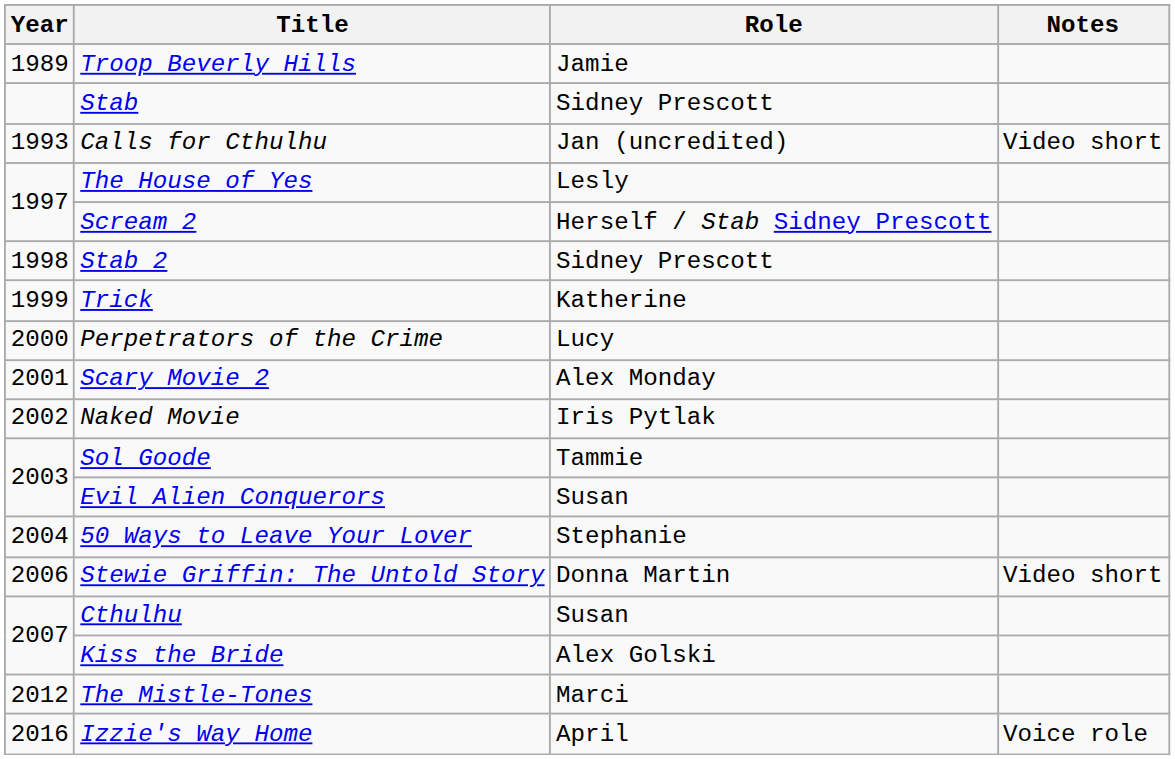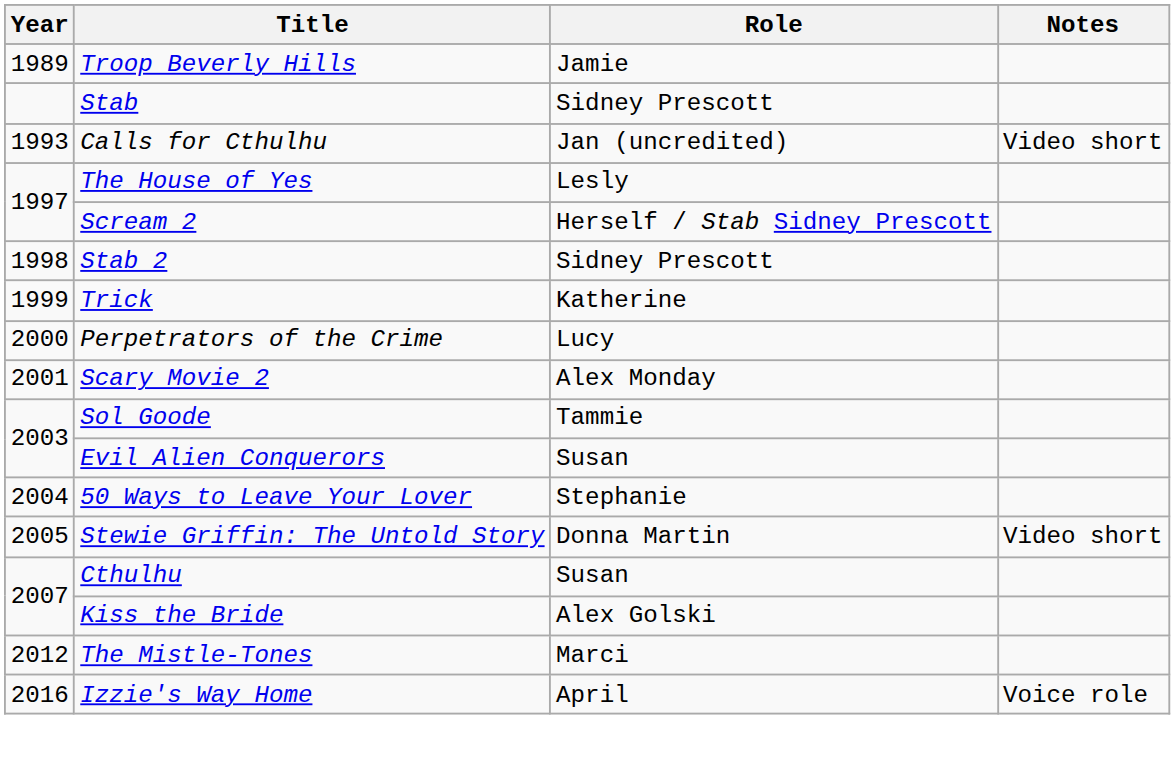- row: (160, 419)
(40, 576) 2006 -> (40, 537) 2005
